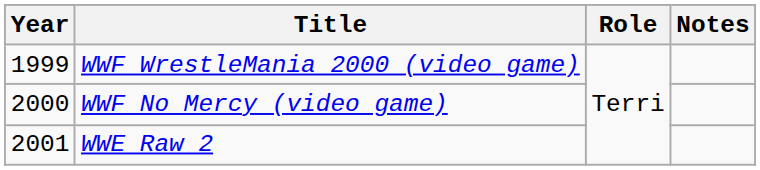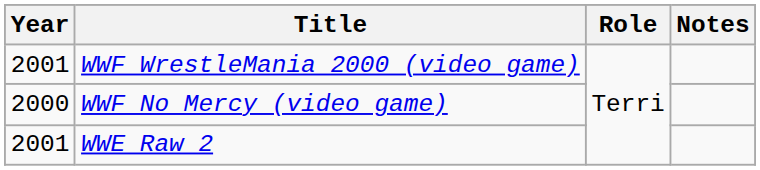(40, 65) 1999 -> (40, 65) 2001
